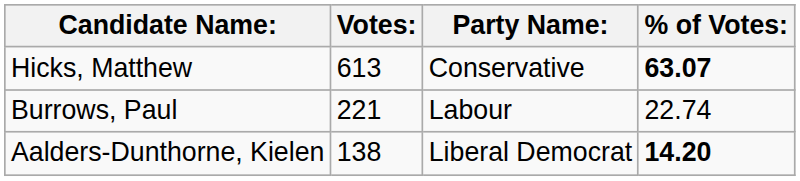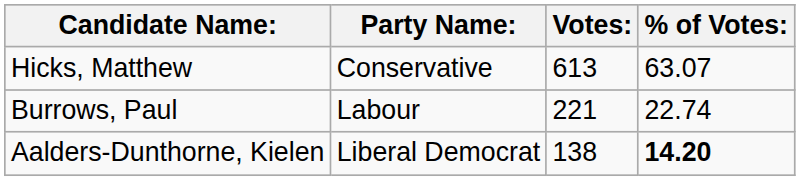columns swapped: (530, 25) <-> (377, 25)
(678, 68) bold -> (678, 68) normal
